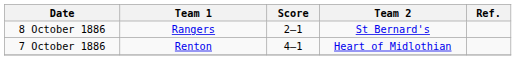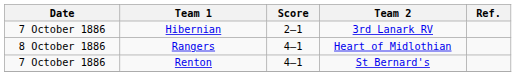+ row: (193, 30)
(293, 30) 2–1 -> (293, 46) 4–1
(393, 30) St Bernard's -> (393, 46) Heart of Midlothian
(393, 46) Heart of Midlothian -> (393, 63) St Bernard's
